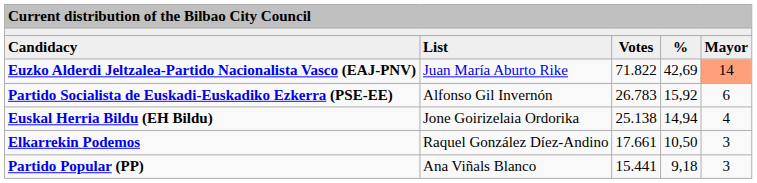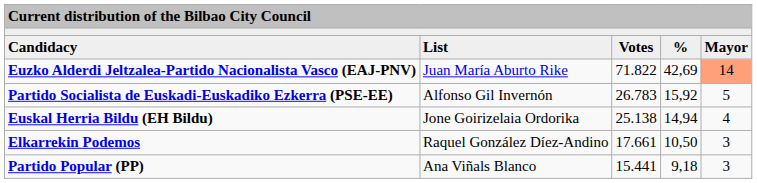(726, 94) 6 -> (726, 94) 5
